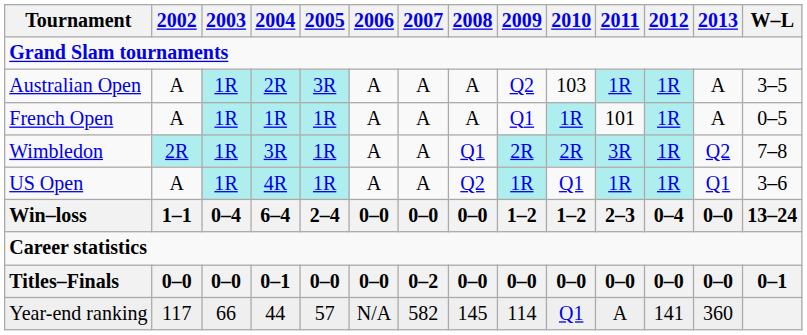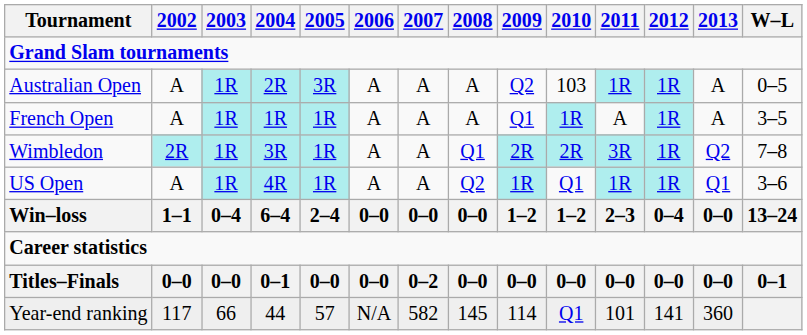(772, 85) 3–5 -> (772, 85) 0–5
(620, 117) 101 -> (620, 117) A
(772, 117) 0–5 -> (772, 117) 3–5
(620, 312) A -> (620, 312) 101
